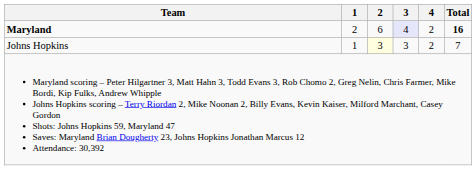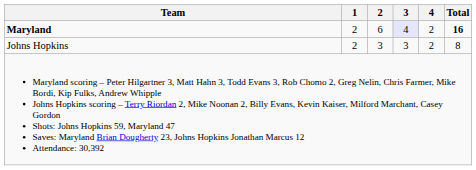(355, 45) 1 -> (355, 45) 2
(380, 45) lightyellow background -> (380, 45) no background
(458, 45) 7 -> (458, 45) 8
